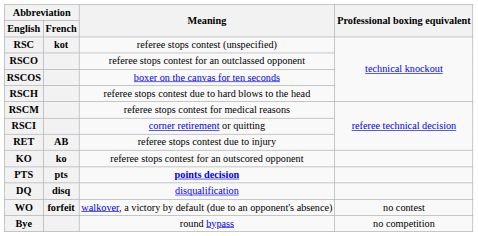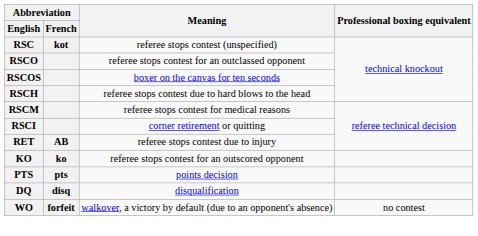(207, 175) bold -> (207, 175) normal
- row: (24, 223)
